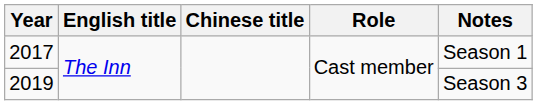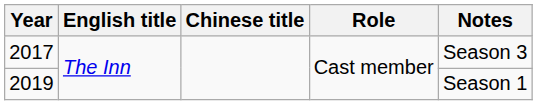(485, 52) Season 1 -> (485, 52) Season 3
(485, 83) Season 3 -> (485, 83) Season 1
